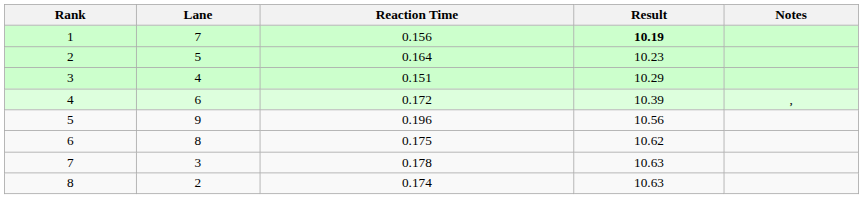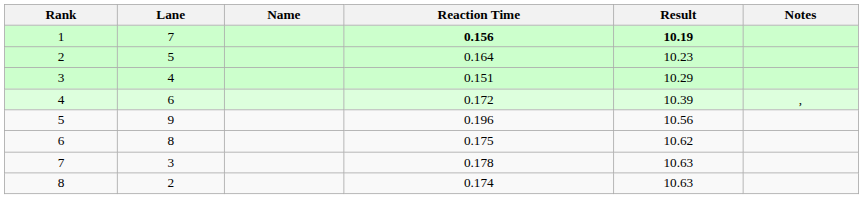+ column: (284, 15)
(417, 36) normal -> (479, 36) bold
